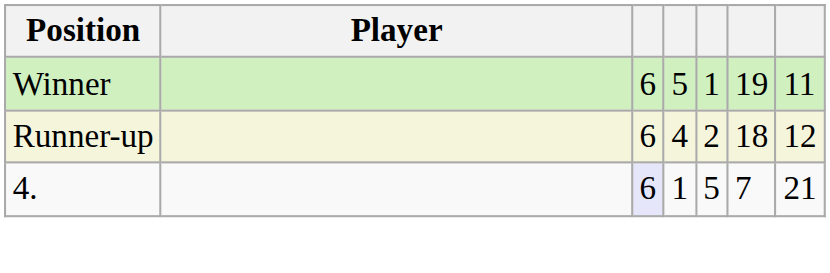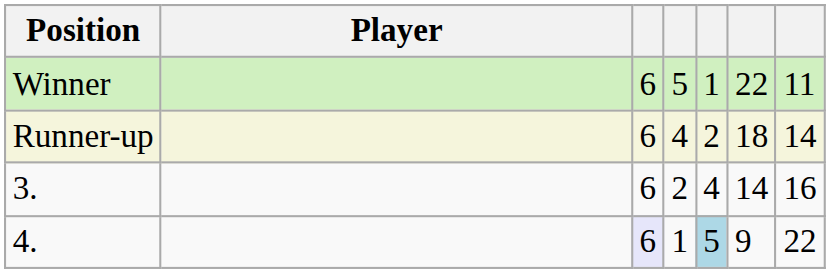(752, 83) 19 -> (752, 83) 22
(800, 135) 12 -> (800, 135) 14
+ row: (25, 188)
(712, 188) no background -> (712, 240) lightblue background
(743, 188) 7 -> (743, 240) 9
(800, 188) 21 -> (800, 240) 22
